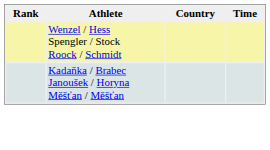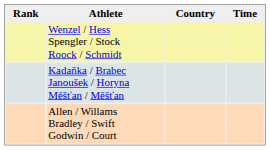+ row: (83, 123)
